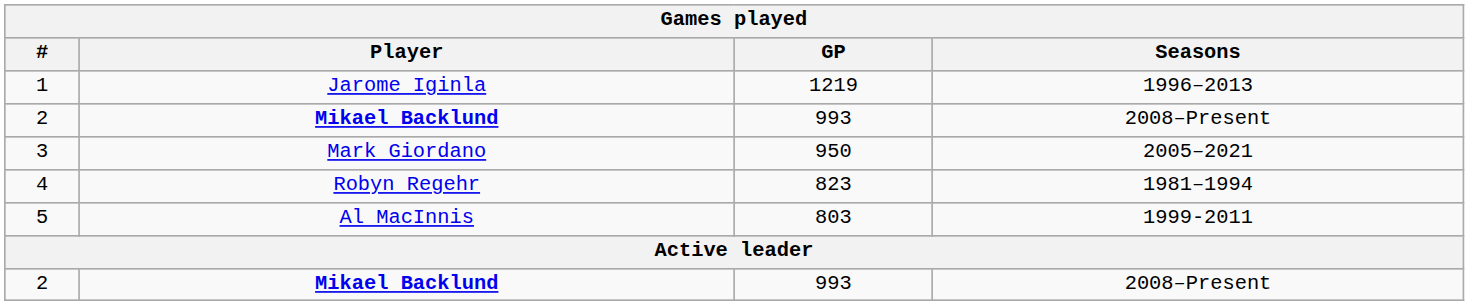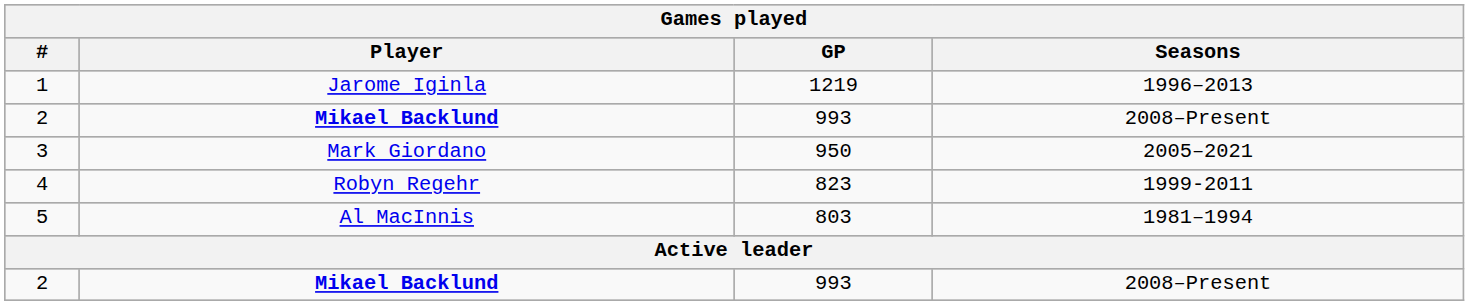(1198, 186) 1981–1994 -> (1198, 186) 1999-2011
(1198, 219) 1999-2011 -> (1198, 219) 1981–1994
